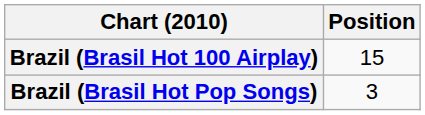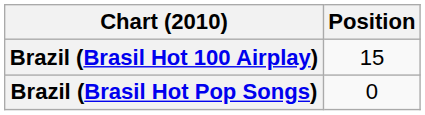(372, 92) 3 -> (372, 92) 0
